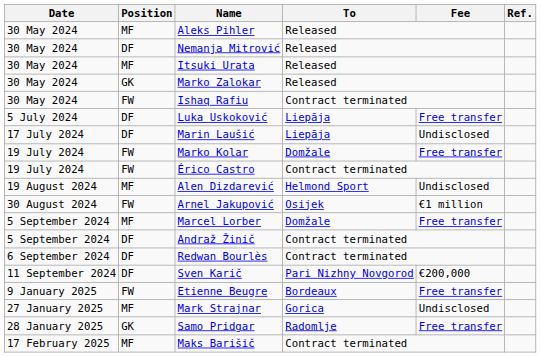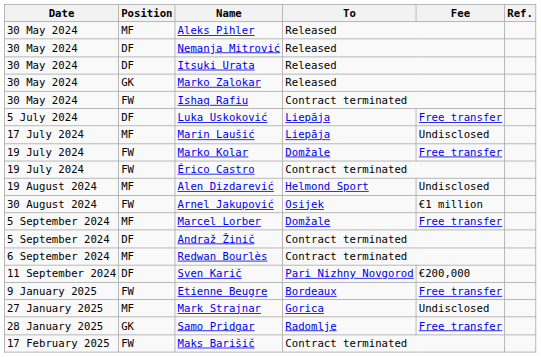(128, 65) MF -> (128, 65) DF
(128, 135) DF -> (128, 135) MF
(128, 256) DF -> (128, 256) MF
(128, 343) MF -> (128, 343) FW
